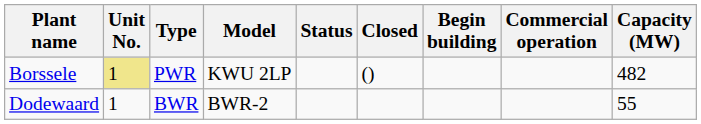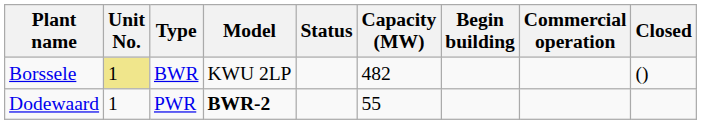columns swapped: (654, 30) <-> (390, 30)
(175, 72) PWR -> (176, 72) BWR
(176, 103) BWR -> (175, 103) PWR
(238, 103) normal -> (239, 103) bold
